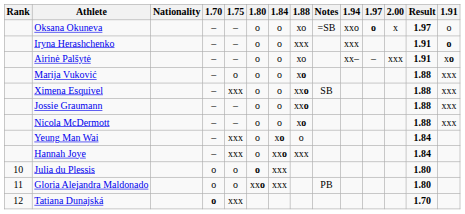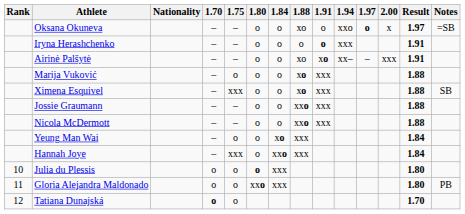columns swapped: (449, 12) <-> (326, 12)
(301, 43) xxx -> (301, 43) o
(301, 91) xxo -> (301, 91) xo
(301, 122) xo -> (301, 122) xxo
(236, 138) xxx -> (236, 138) o
(301, 138) o -> (301, 138) xxx
(236, 201) xxx -> (236, 201) o
